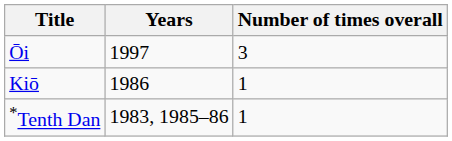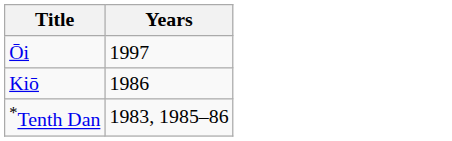- column: (340, 20)
